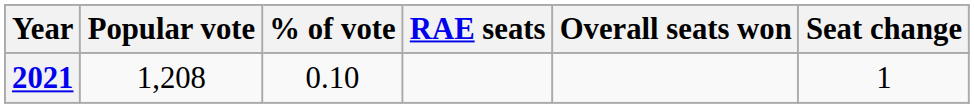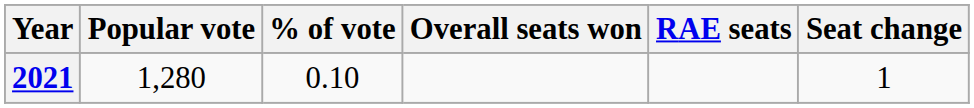columns swapped: (676, 28) <-> (478, 28)
(171, 77) 1,208 -> (171, 77) 1,280
